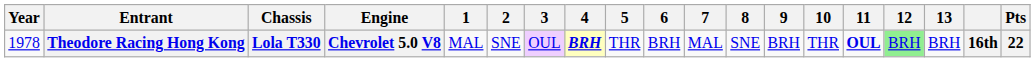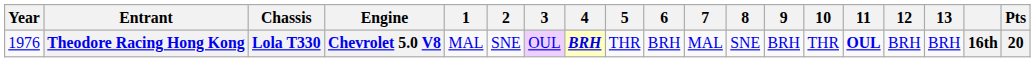(24, 43) 1978 -> (24, 43) 1976
(904, 43) lightgreen background -> (904, 43) no background
(1016, 43) 22 -> (1016, 43) 20
